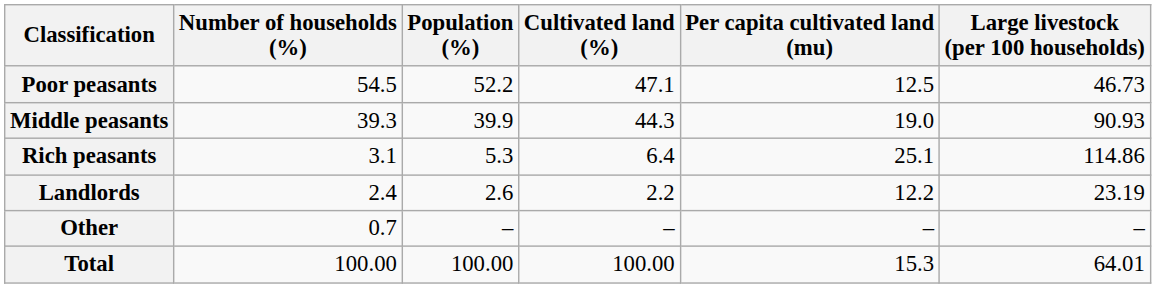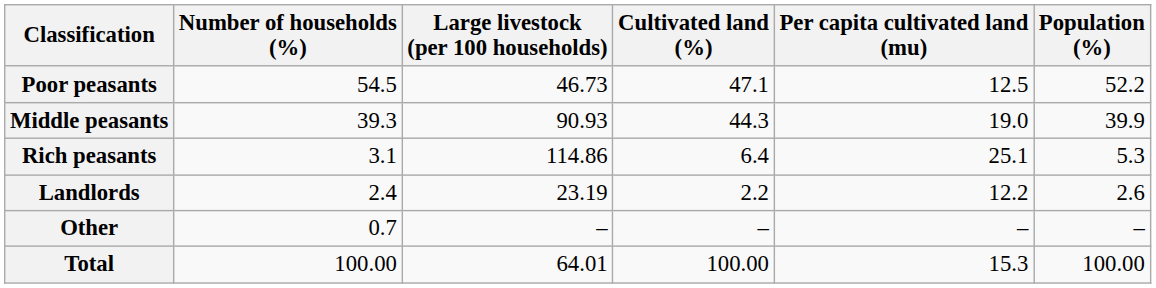columns swapped: (460, 35) <-> (1045, 35)
